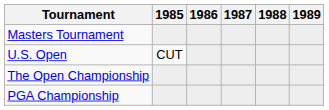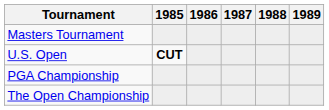(169, 55) normal -> (169, 55) bold
rows swapped: (78, 75) <-> (63, 96)
